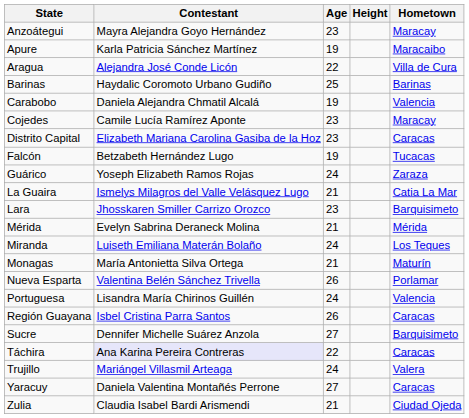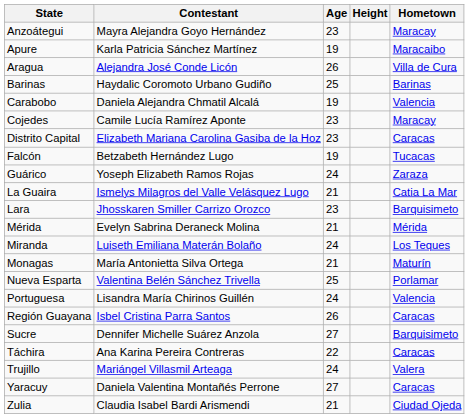(332, 67) 22 -> (332, 67) 26
(332, 281) 26 -> (332, 281) 25
(170, 352) lavender background -> (170, 352) no background
